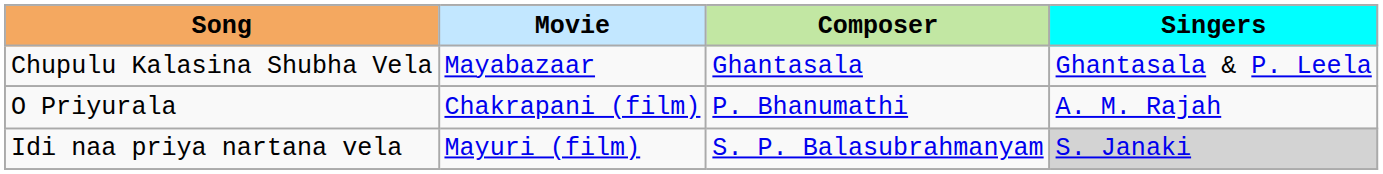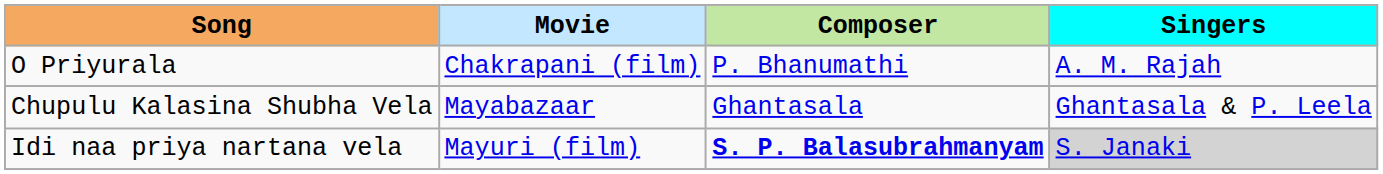rows swapped: (222, 66) <-> (94, 107)
(878, 148) normal -> (878, 148) bold
